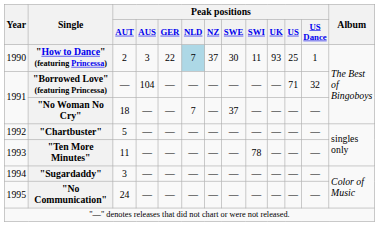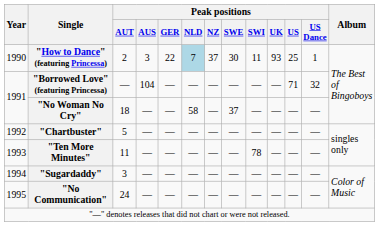(193, 110) 7 -> (193, 110) 58
